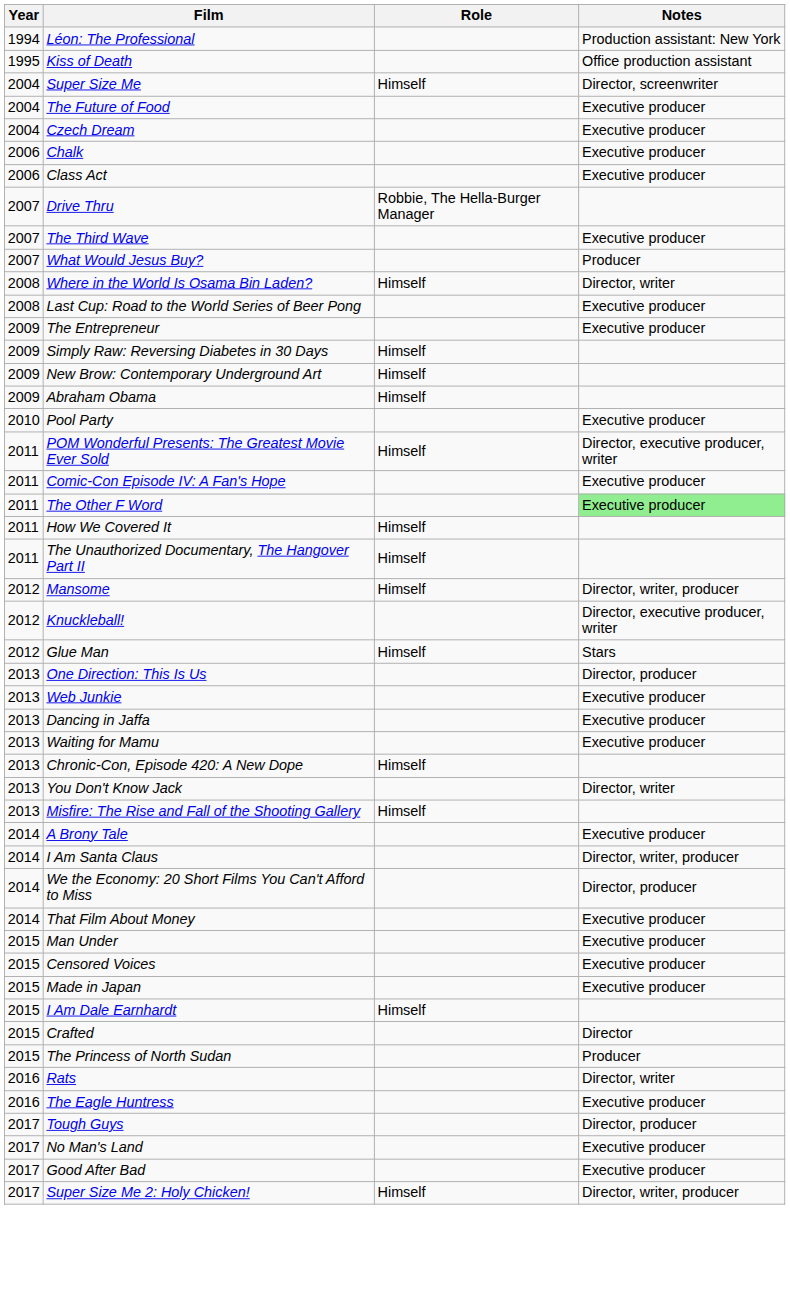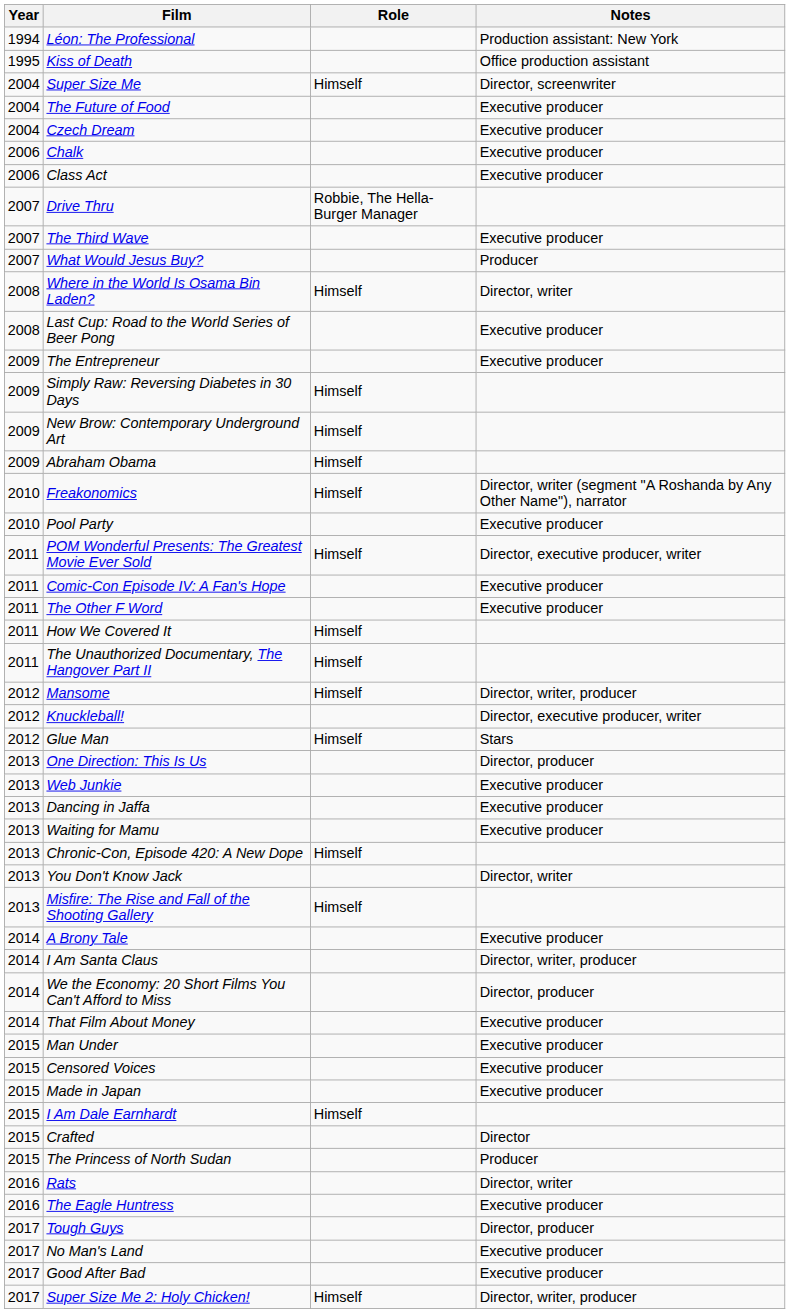+ row: (92, 493)
(644, 505) lightgreen background -> (541, 608) no background
